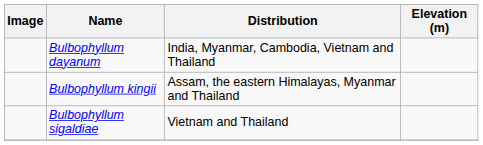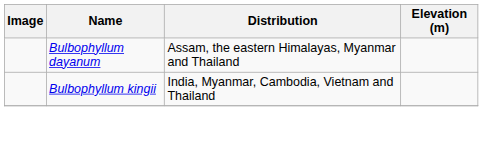(280, 55) India, Myanmar, Cambodia, Vietnam and Thailand -> (282, 55) Assam, the eastern Himalayas, Myanmar and Thailand
(282, 89) Assam, the eastern Himalayas, Myanmar and Thailand -> (280, 89) India, Myanmar, Cambodia, Vietnam and Thailand
- row: (87, 122)
